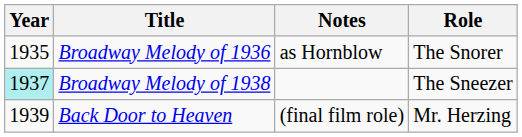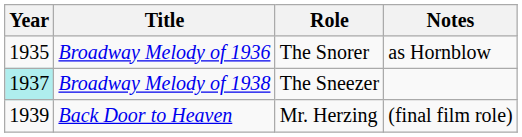columns swapped: (463, 20) <-> (342, 20)
